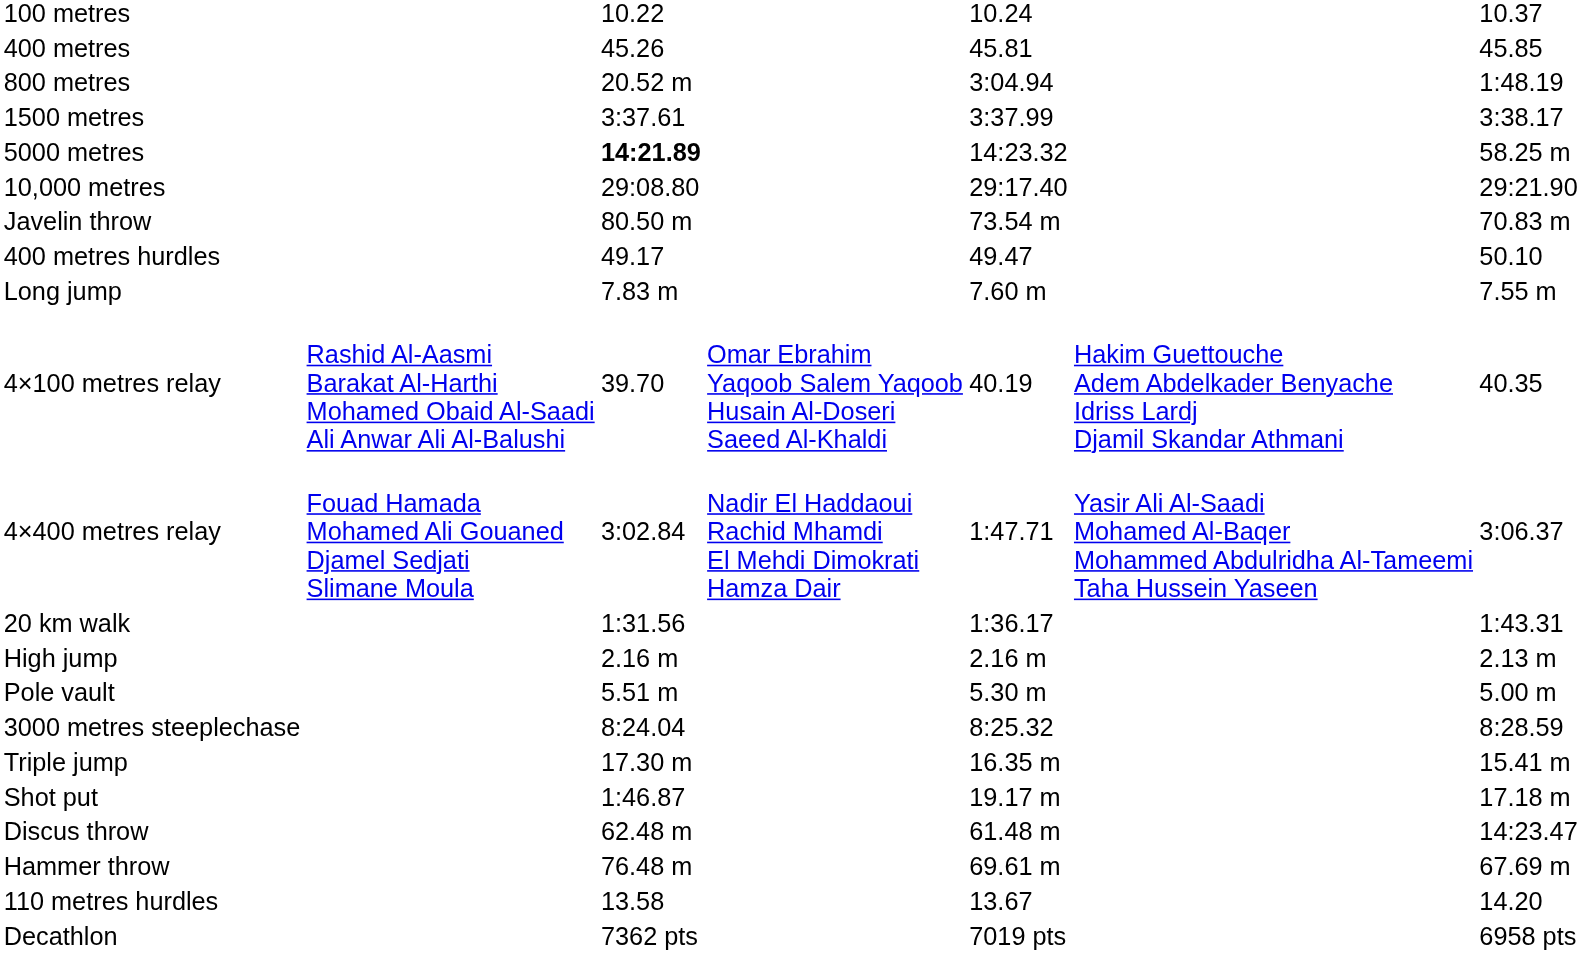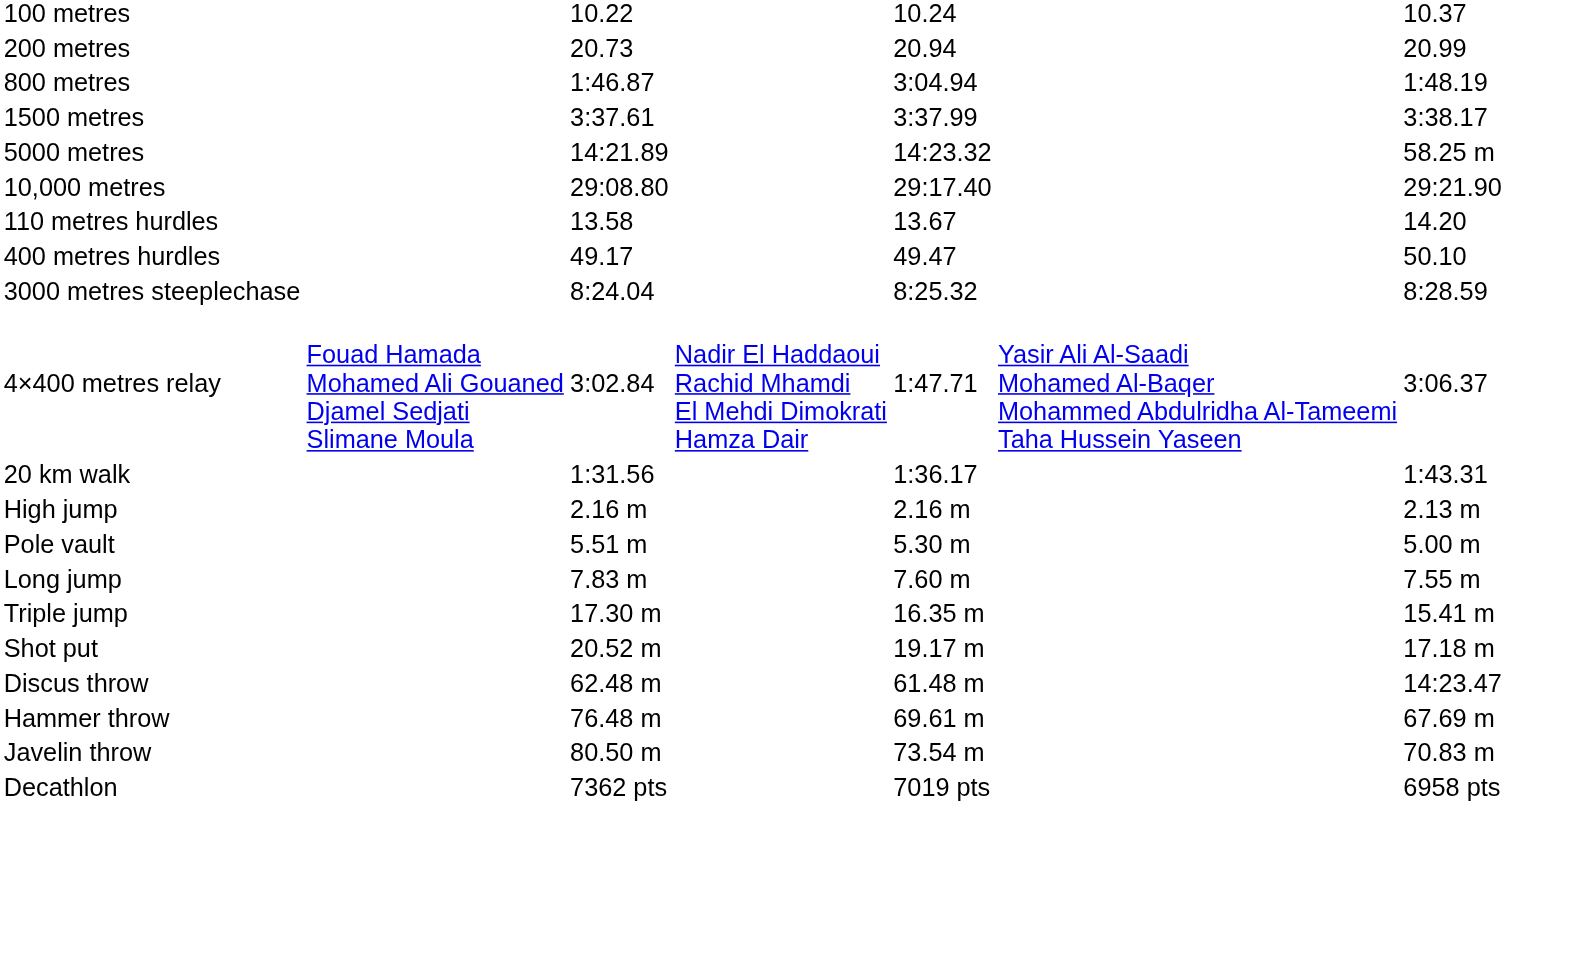+ row: (67, 48)
- row: (67, 48)
(647, 83) 20.52 m -> (612, 83) 1:46.87
(651, 152) bold -> (619, 152) normal
rows swapped: (111, 901) <-> (78, 222)
rows swapped: (152, 727) <-> (63, 291)
- row: (112, 383)
(643, 797) 1:46.87 -> (616, 648) 20.52 m
